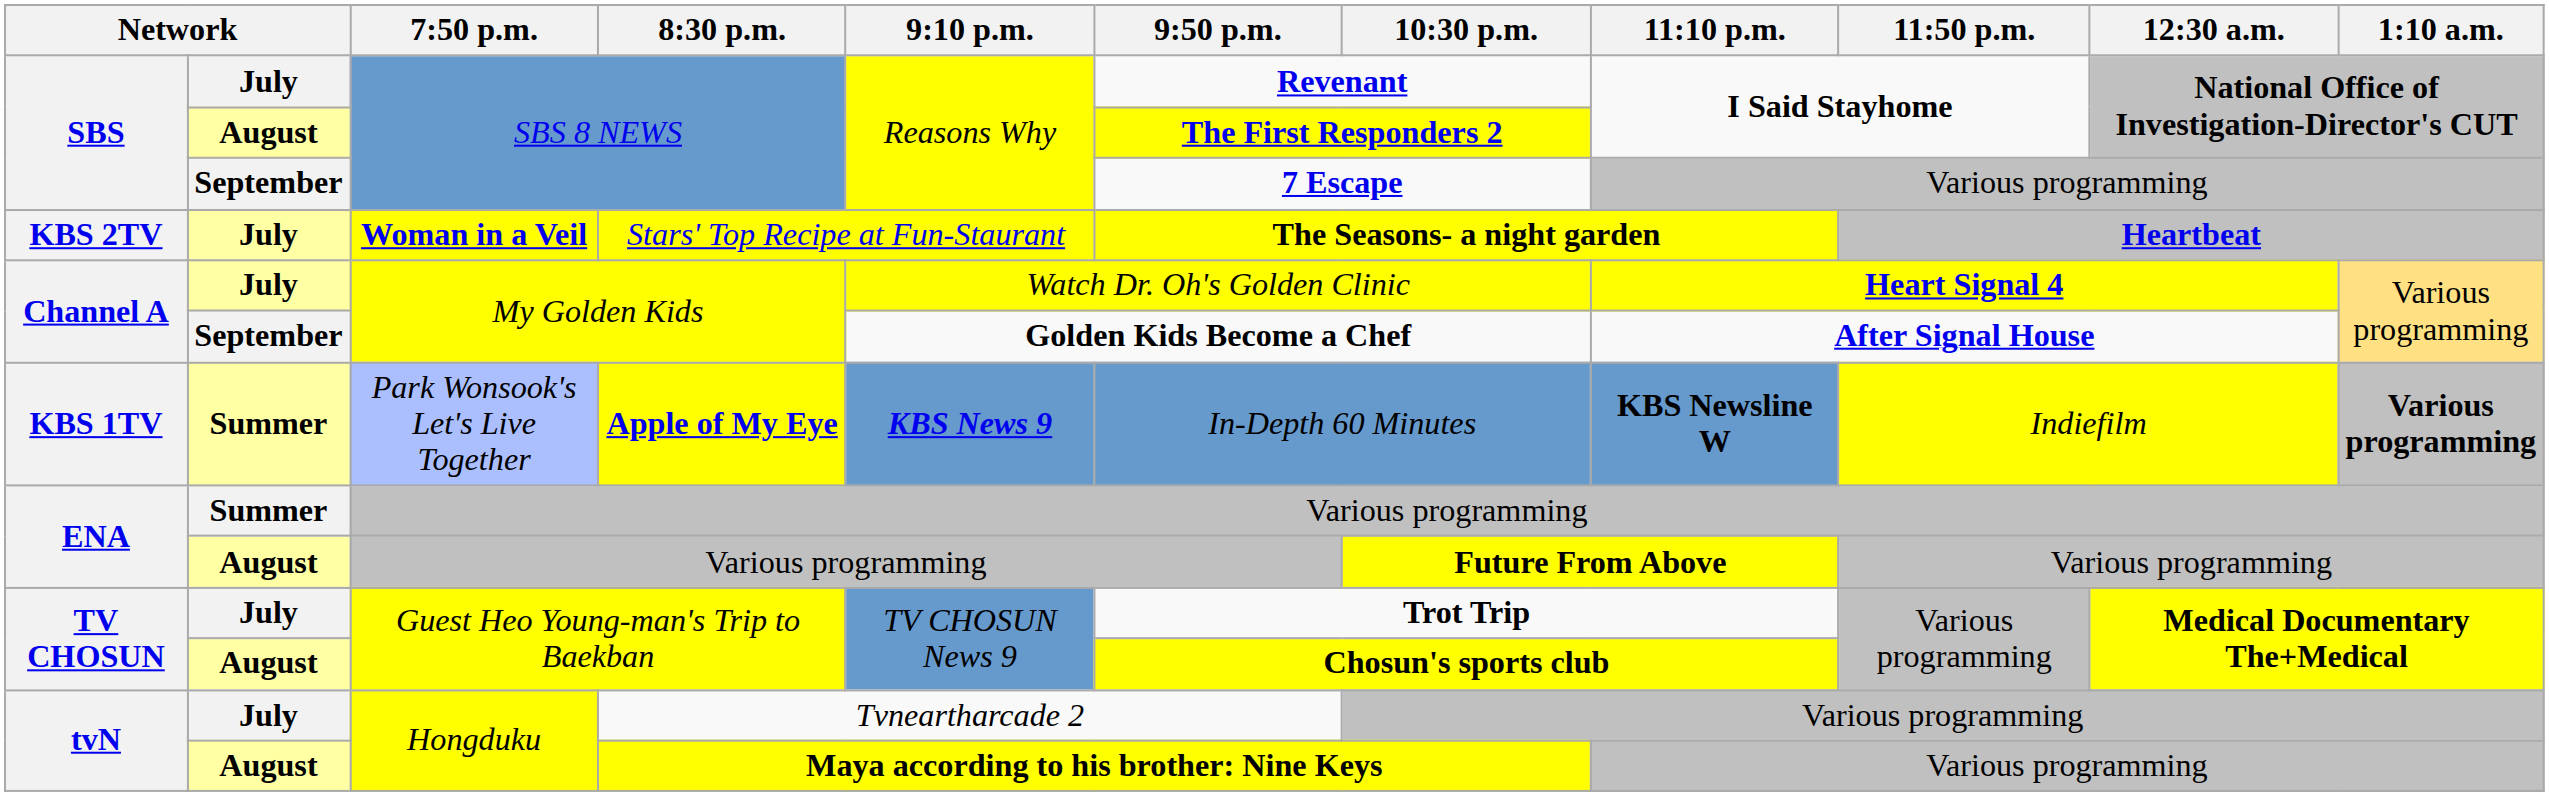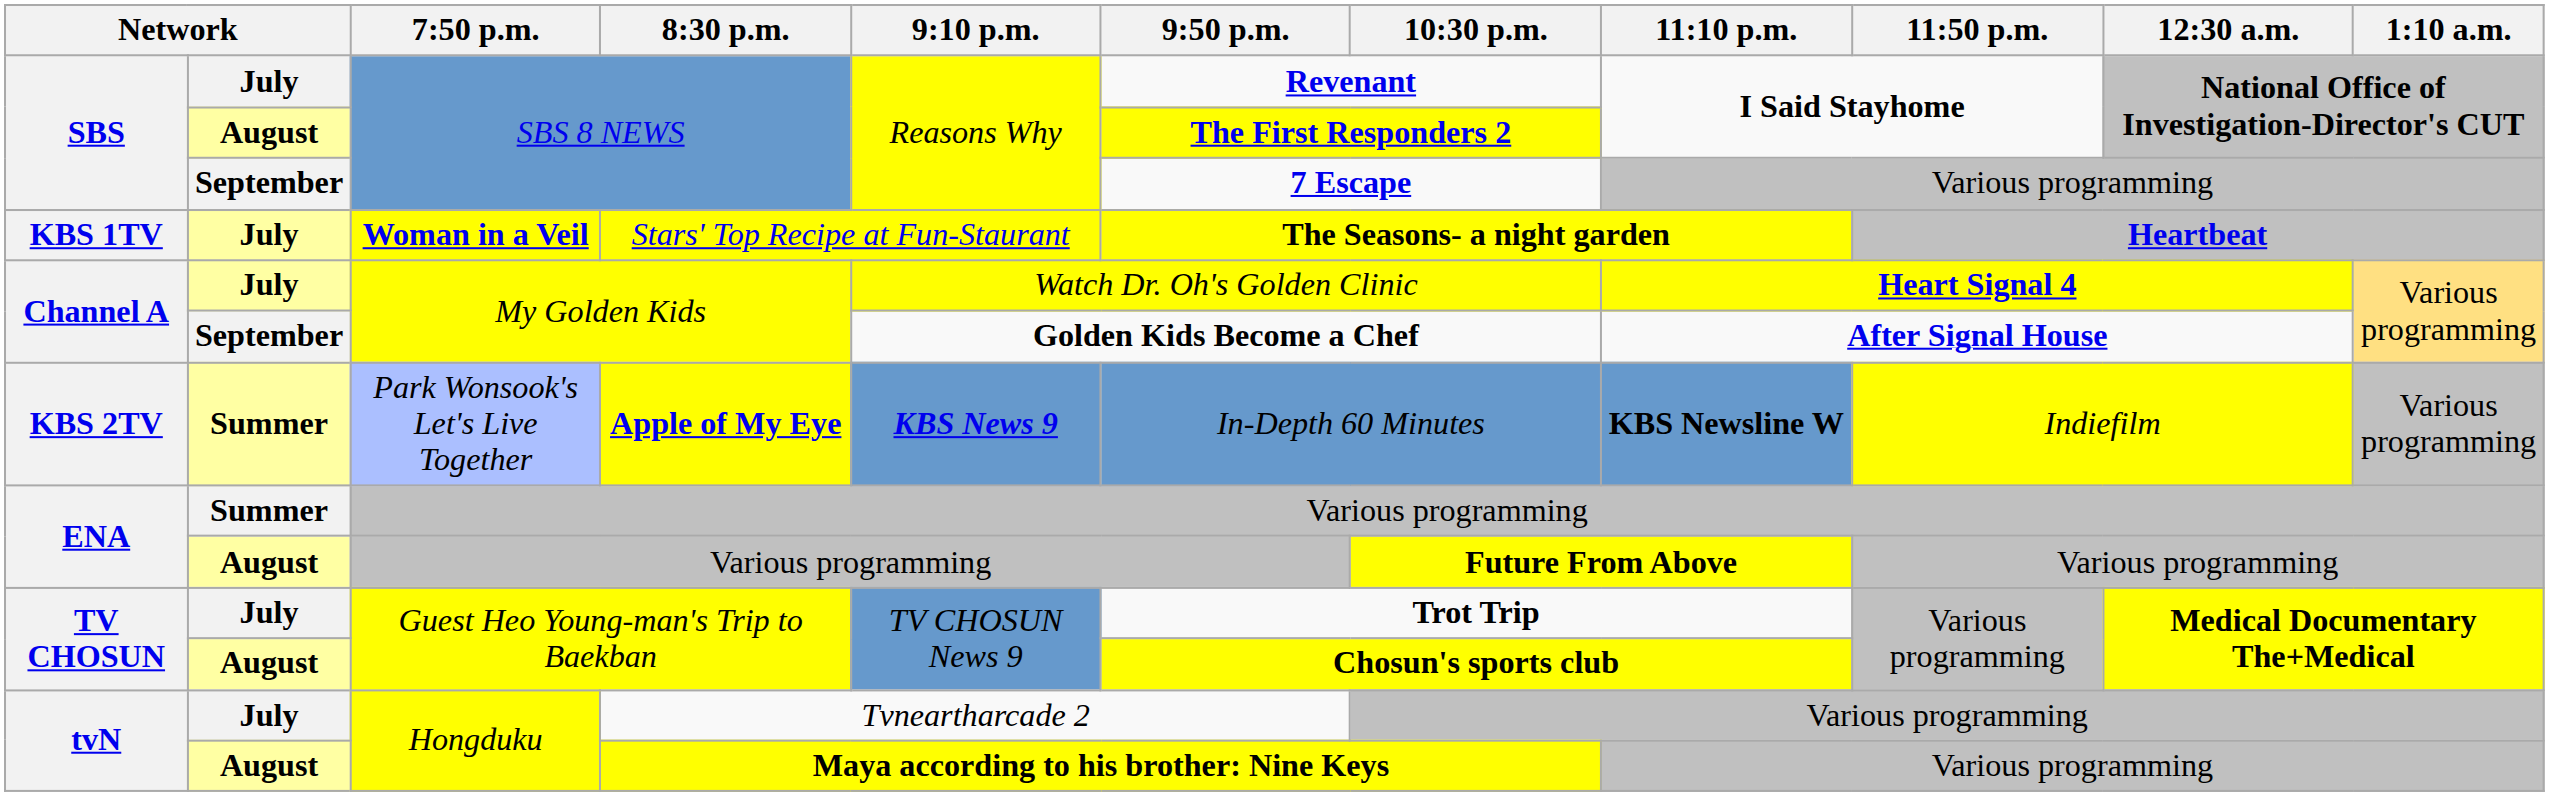(96, 234) KBS 2TV -> (96, 234) KBS 1TV
(96, 423) KBS 1TV -> (96, 423) KBS 2TV
(2441, 423) bold -> (2449, 423) normal
